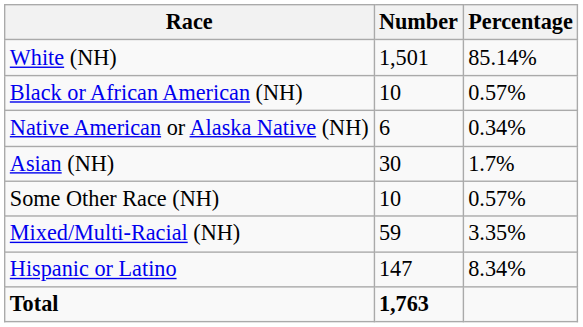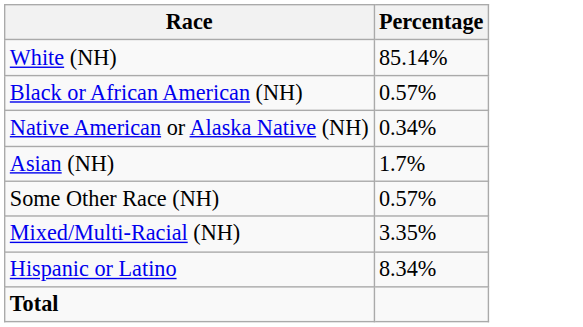- column: (418, 22)
